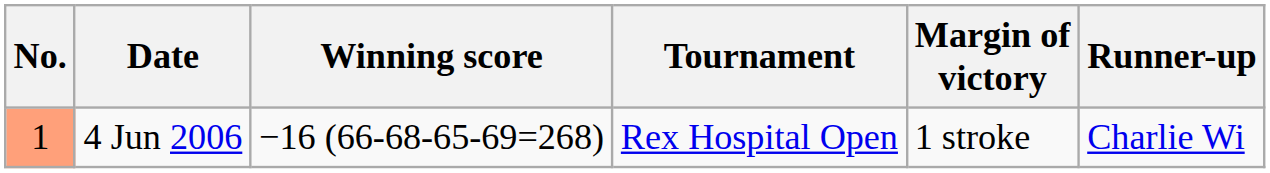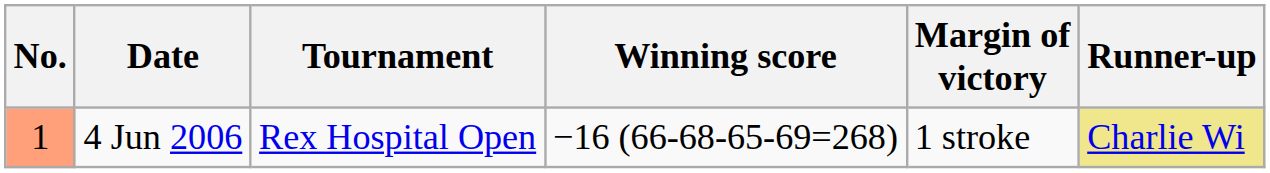columns swapped: (759, 55) <-> (432, 55)
(1166, 137) no background -> (1166, 137) khaki background
